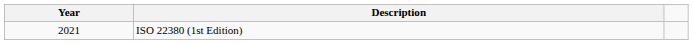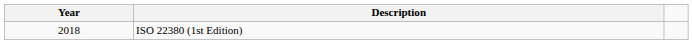(69, 30) 2021 -> (69, 30) 2018
